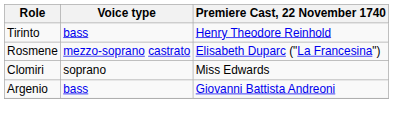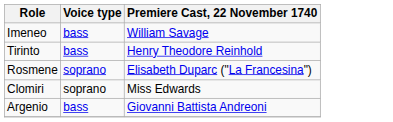+ row: (27, 32)
(127, 51) mezzo-soprano castrato -> (85, 70) soprano
